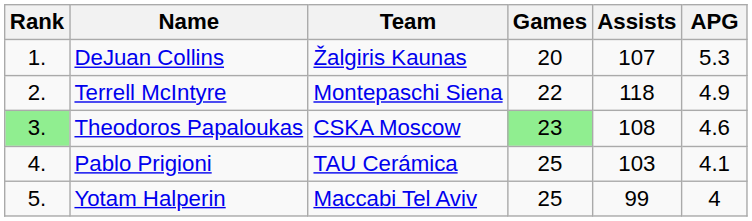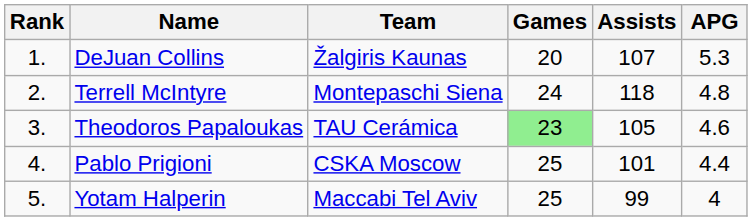(550, 92) 22 -> (550, 92) 24
(714, 92) 4.9 -> (714, 92) 4.8
(37, 127) lightgreen background -> (37, 127) no background
(387, 127) CSKA Moscow -> (386, 127) TAU Cerámica
(637, 127) 108 -> (637, 127) 105
(386, 163) TAU Cerámica -> (387, 163) CSKA Moscow
(637, 163) 103 -> (637, 163) 101
(714, 163) 4.1 -> (714, 163) 4.4
